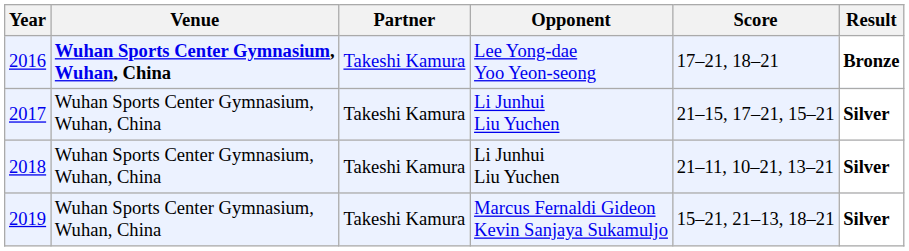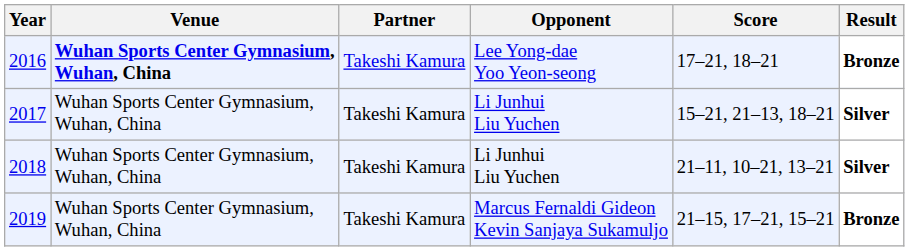(756, 114) 21–15, 17–21, 15–21 -> (756, 114) 15–21, 21–13, 18–21
(756, 219) 15–21, 21–13, 18–21 -> (756, 219) 21–15, 17–21, 15–21
(866, 219) Silver -> (871, 219) Bronze
